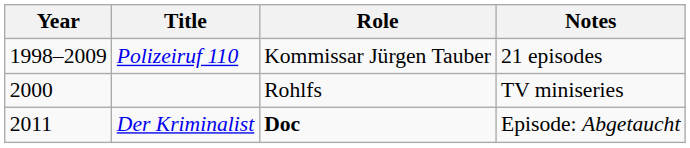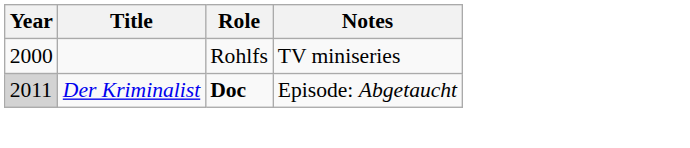- row: (178, 55)
(31, 124) no background -> (31, 90) lightgrey background
